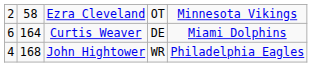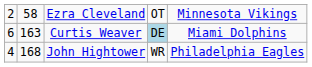(30, 33) 164 -> (30, 33) 163
(158, 33) no background -> (158, 33) lightblue background
